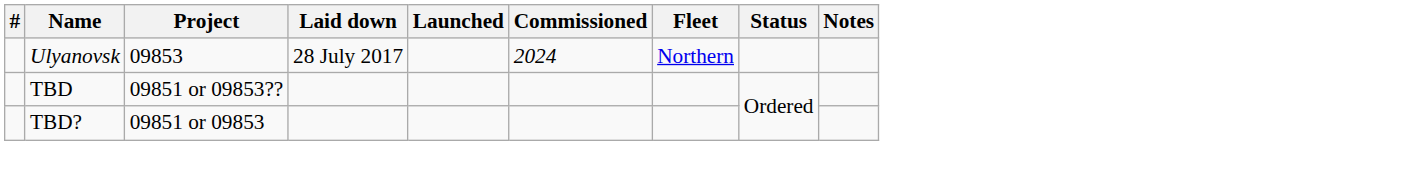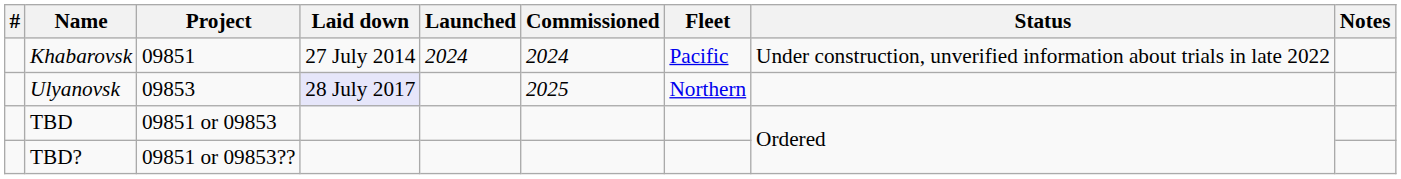+ row: (81, 55)
(348, 55) no background -> (360, 88) lavender background
(535, 55) 2024 -> (547, 88) 2025
(206, 88) 09851 or 09853?? -> (209, 122) 09851 or 09853
(197, 122) 09851 or 09853 -> (219, 156) 09851 or 09853??
